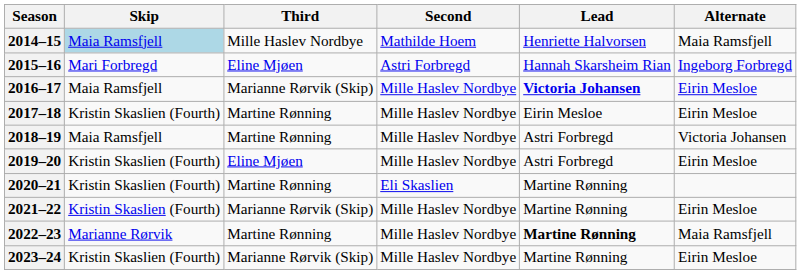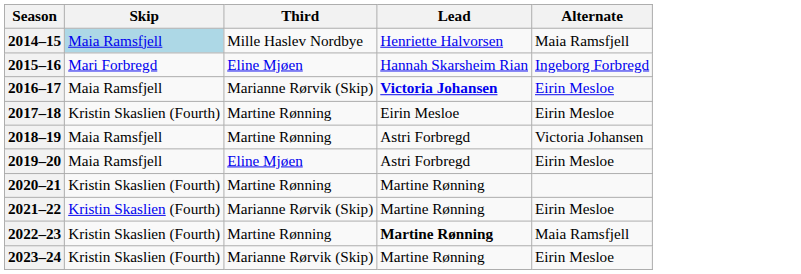- column: (448, 16)
(144, 161) Kristin Skaslien (Fourth) -> (115, 161) Maia Ramsfjell
(120, 233) Marianne Rørvik -> (144, 233) Kristin Skaslien (Fourth)
